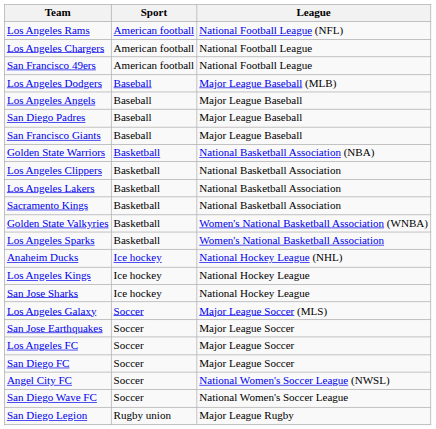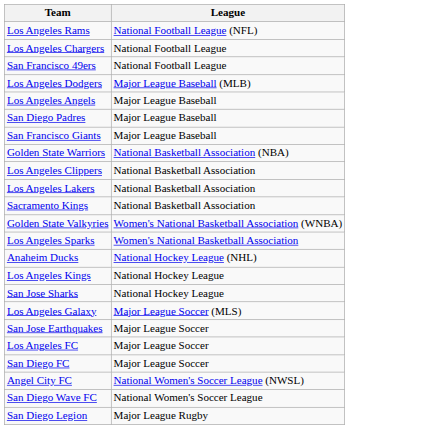- column: (154, 13)
